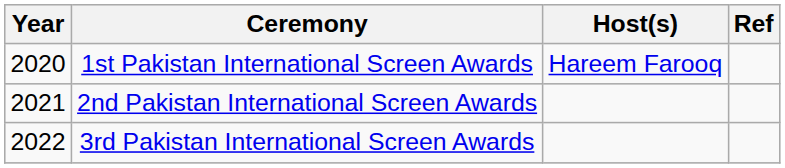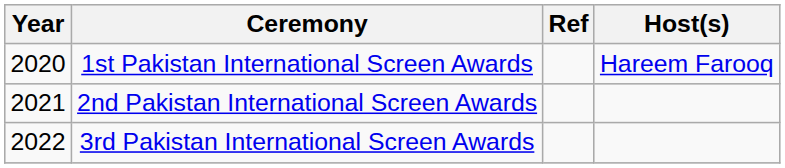columns swapped: (635, 24) <-> (754, 24)
